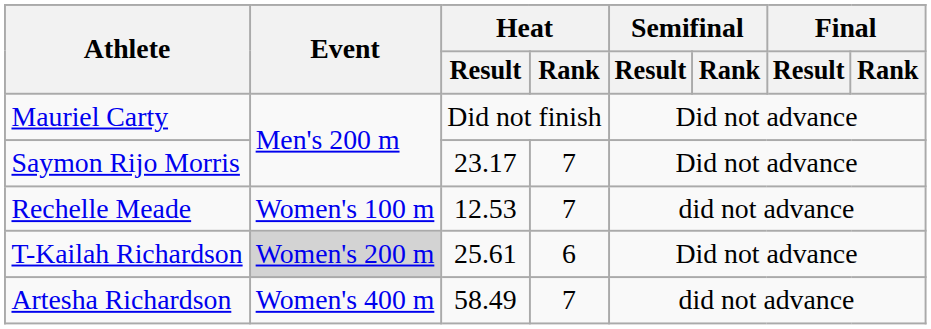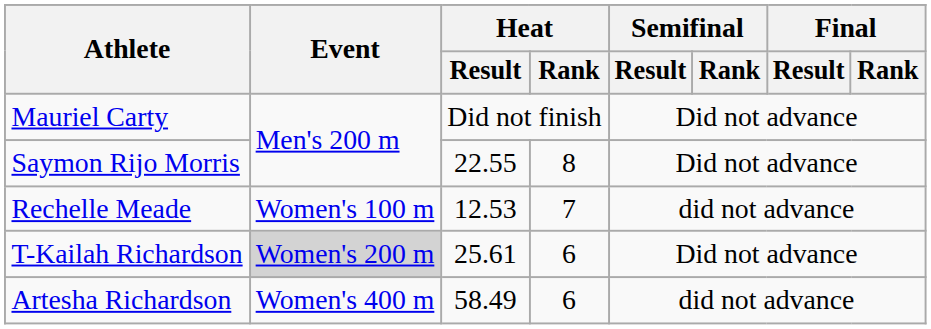(485, 162) 23.17 -> (485, 162) 22.55
(569, 162) 7 -> (569, 162) 8
(569, 300) 7 -> (569, 300) 6
